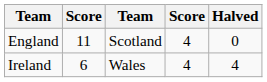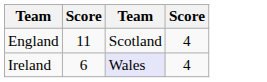- column: (235, 16)
(127, 64) no background -> (127, 64) lavender background
